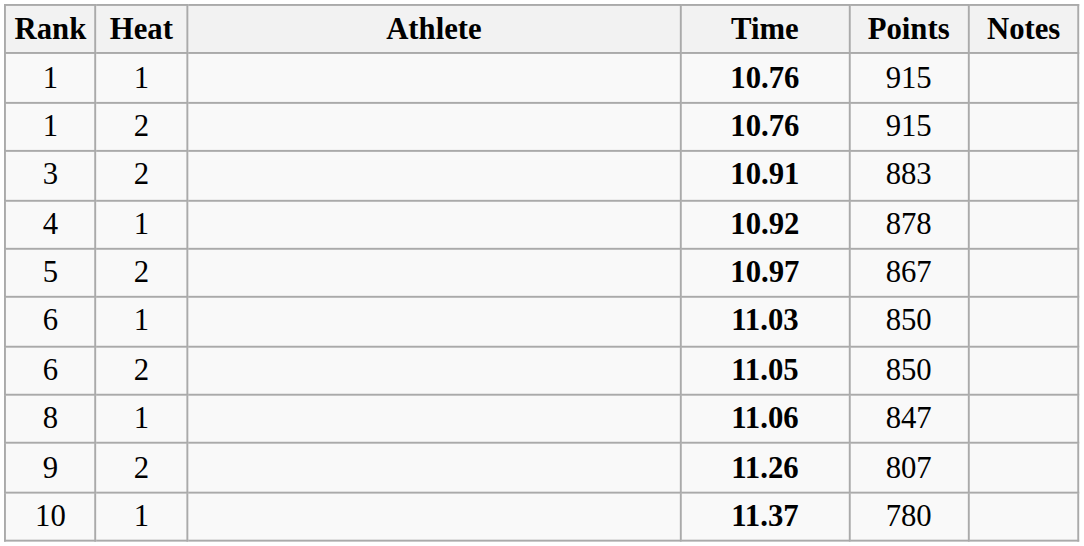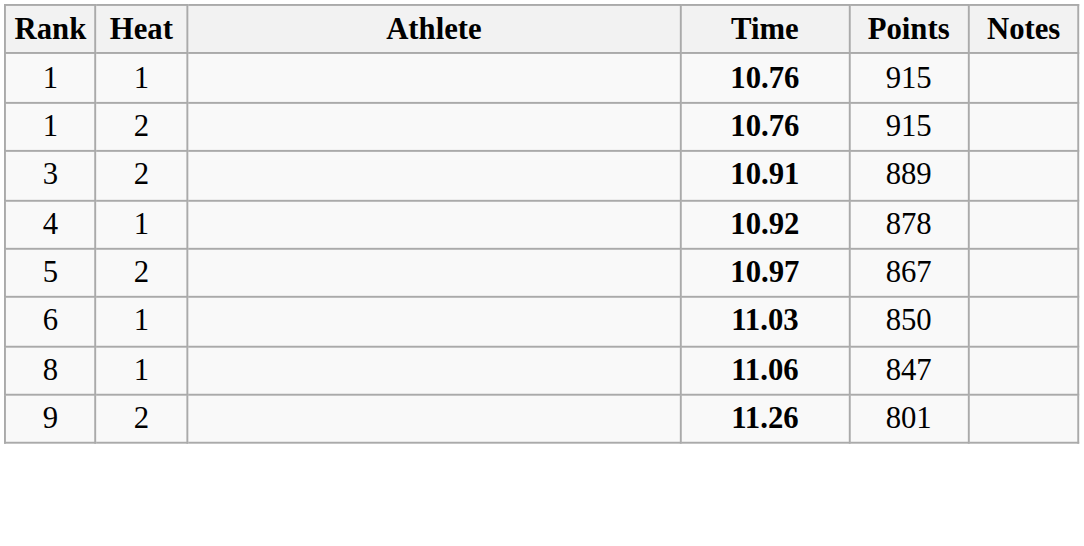(909, 175) 883 -> (909, 175) 889
- row: (50, 369)
(909, 467) 807 -> (909, 418) 801
- row: (50, 516)
